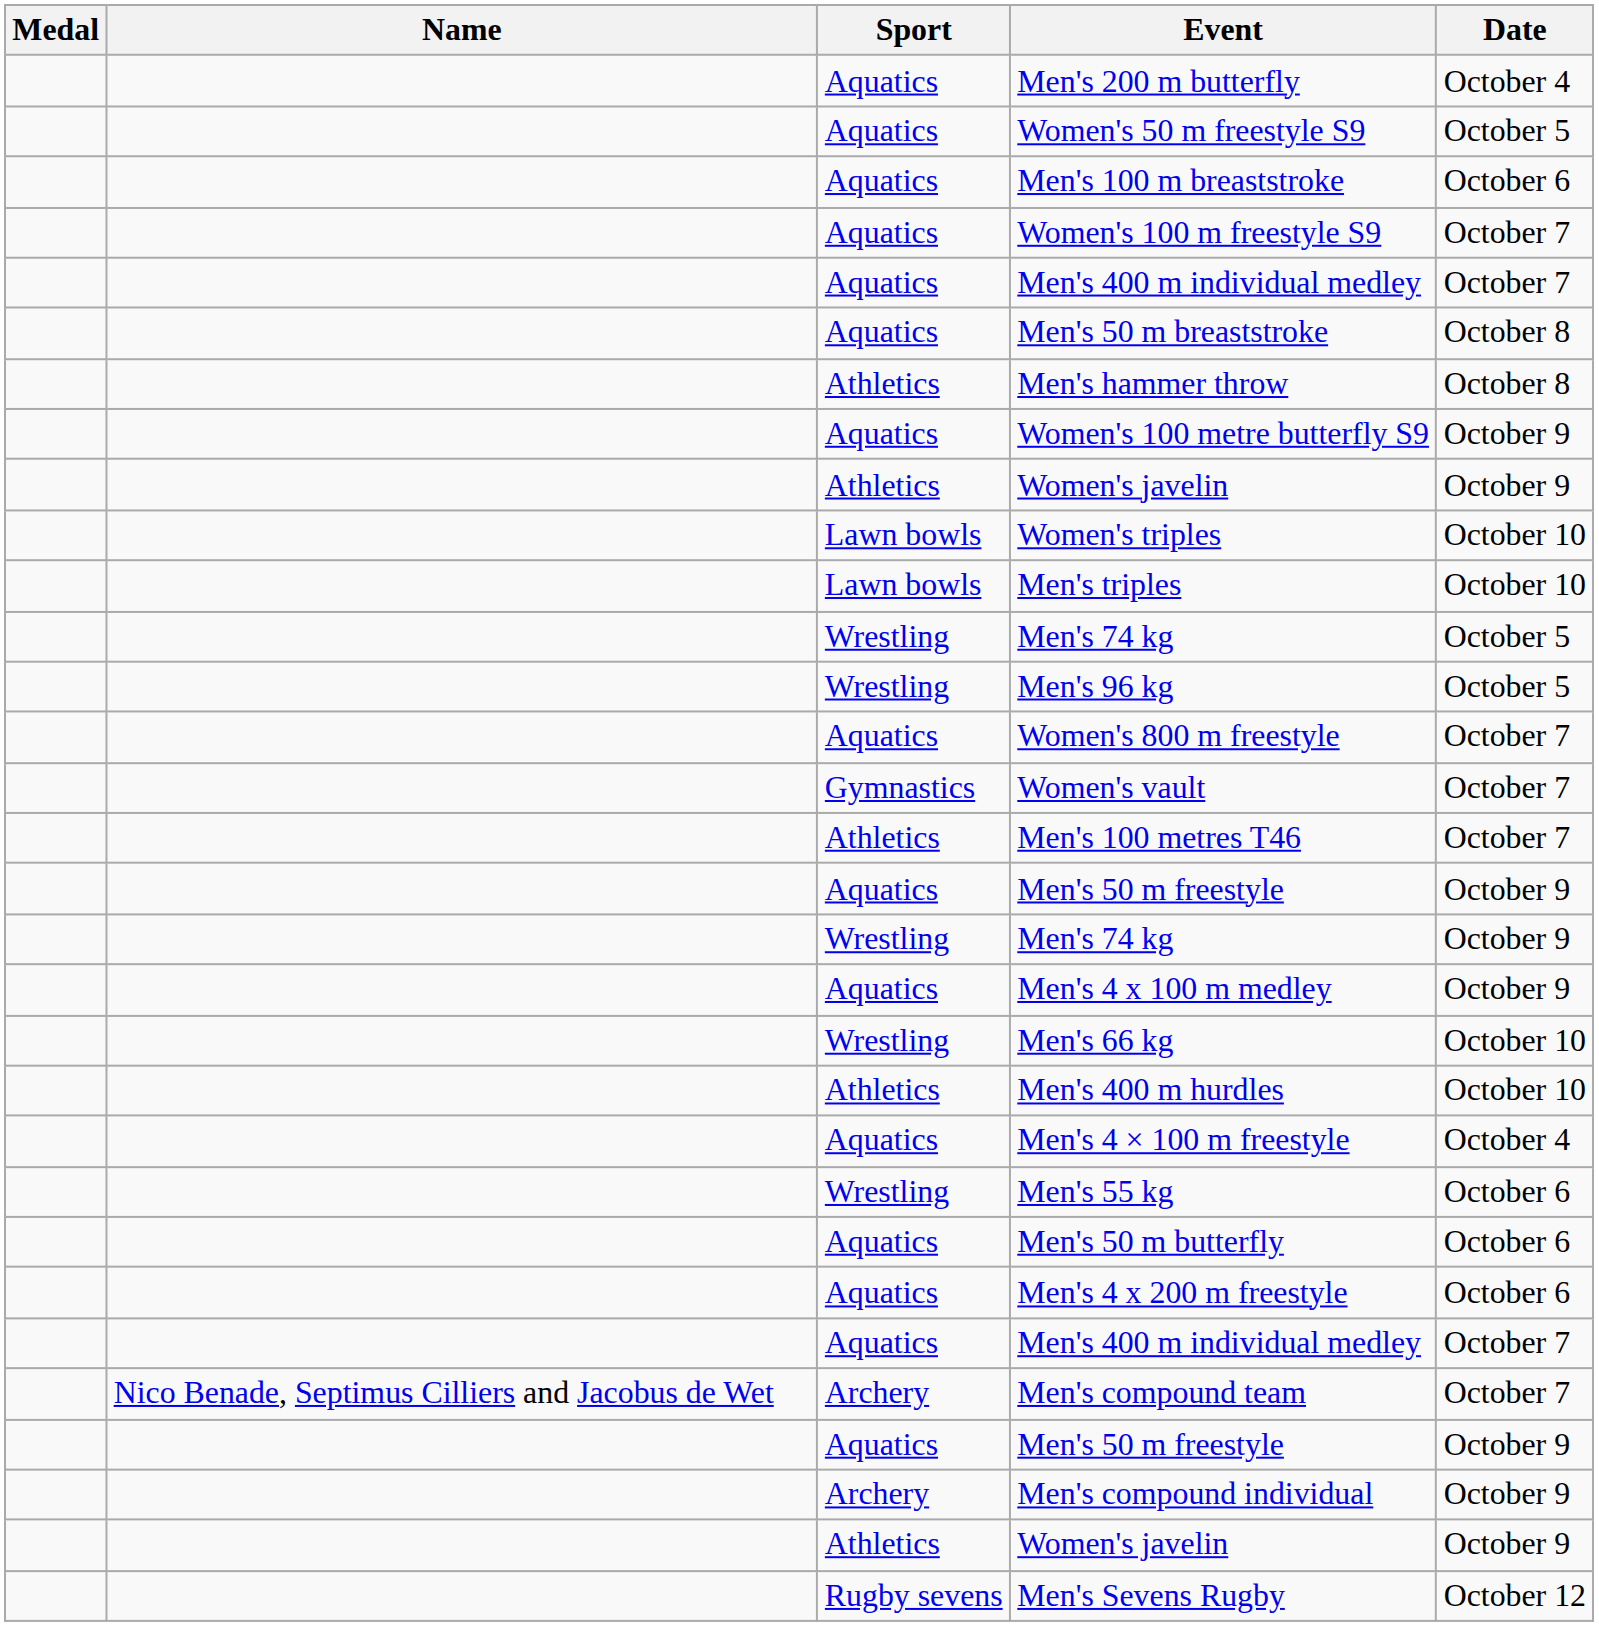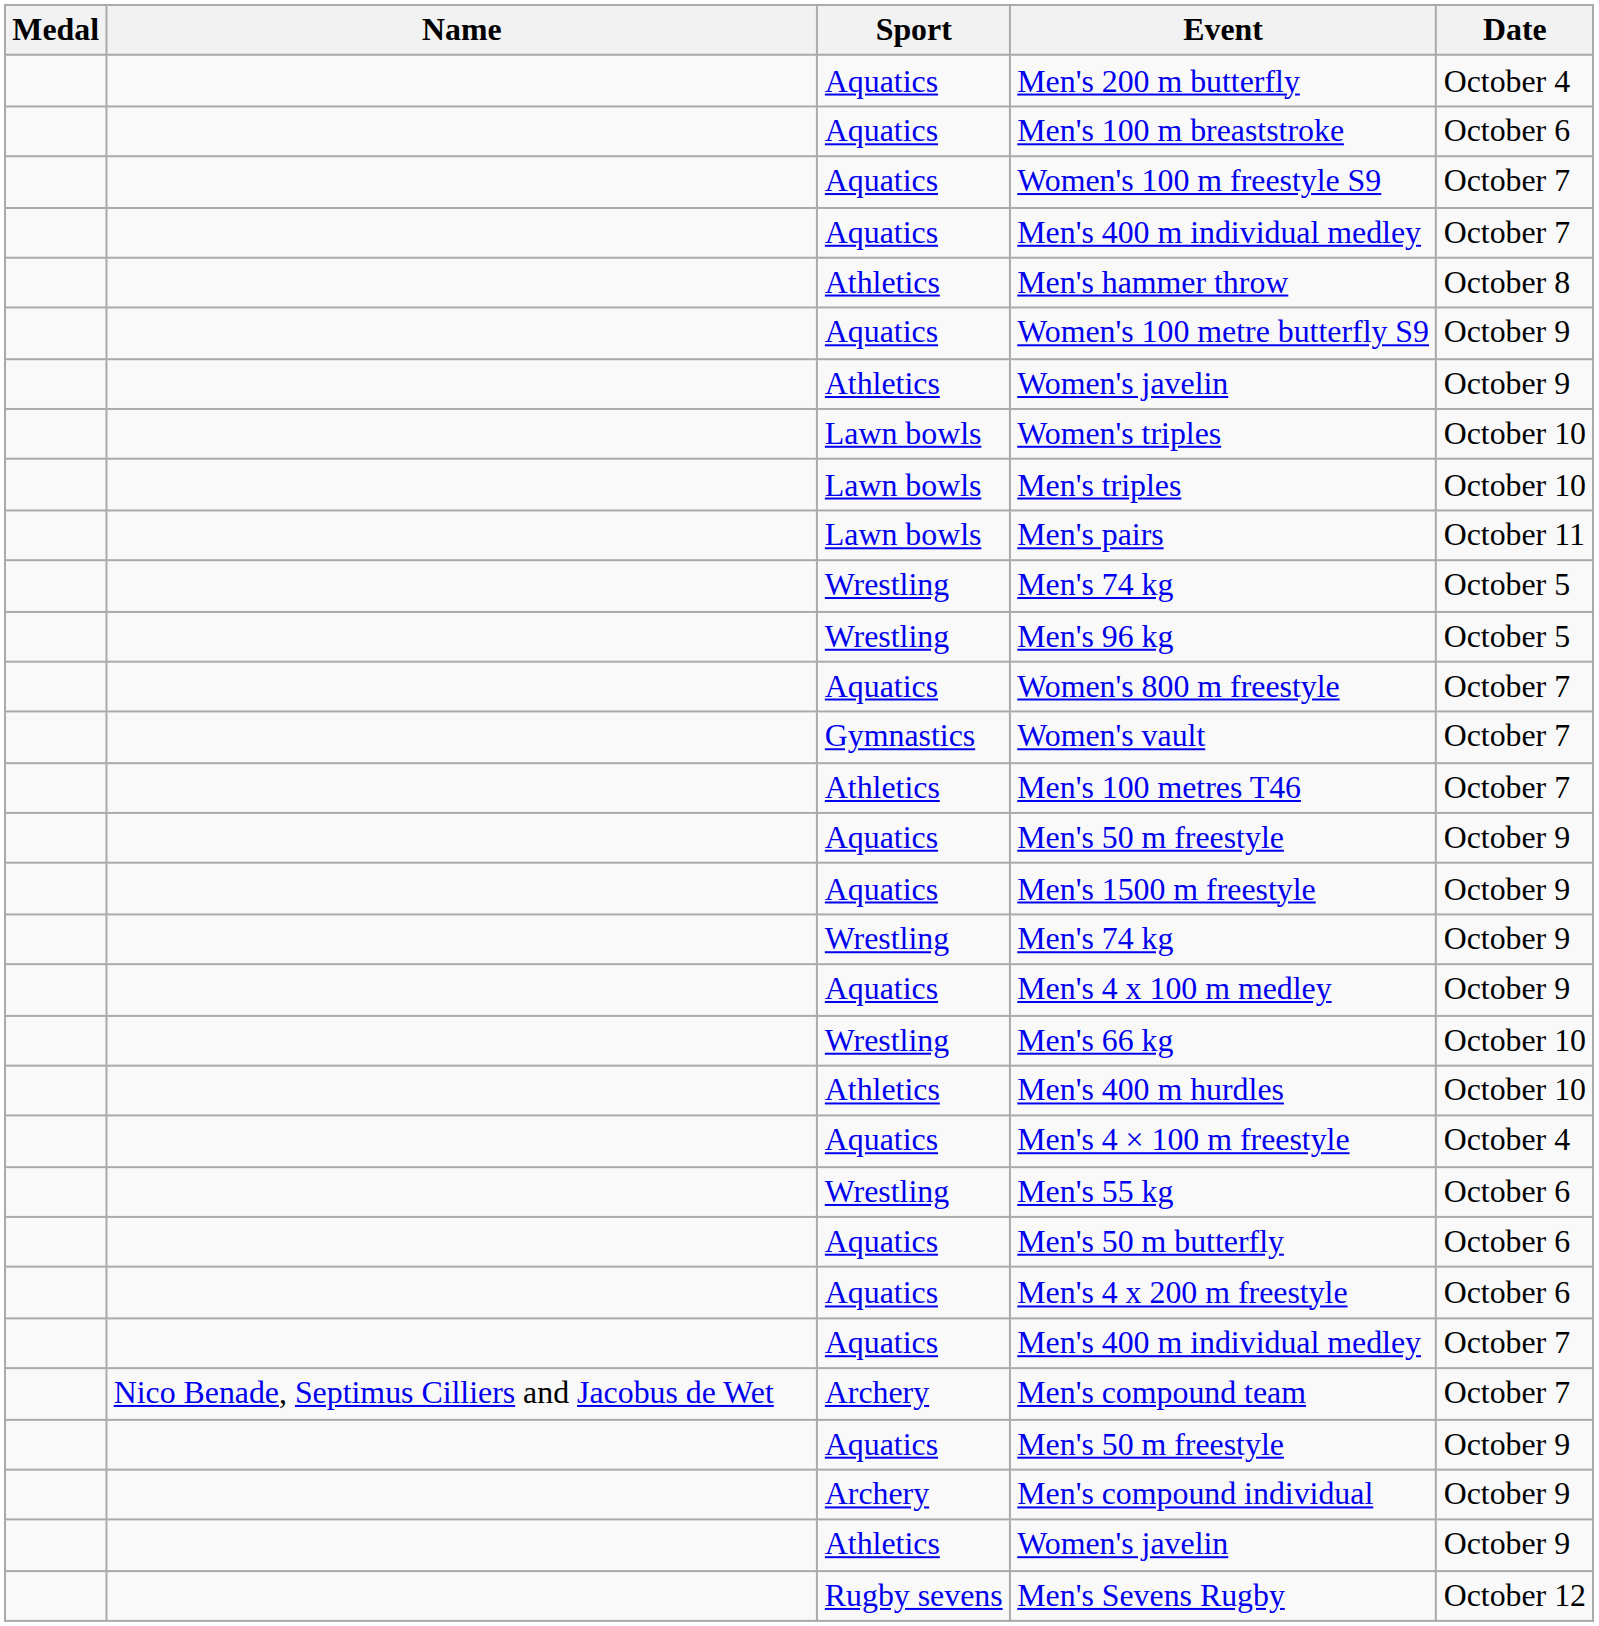- row: (881, 130)
- row: (881, 332)
+ row: (903, 534)
+ row: (881, 888)
